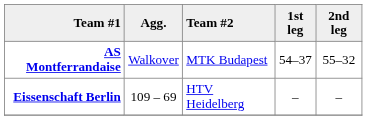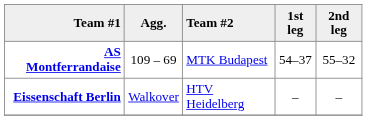(154, 59) Walkover -> (153, 59) 109 – 69
(153, 96) 109 – 69 -> (154, 96) Walkover
